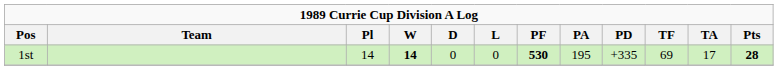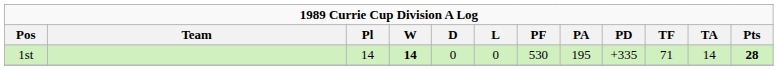(538, 55) bold -> (538, 55) normal
(667, 55) 69 -> (667, 55) 71
(709, 55) 17 -> (709, 55) 14
